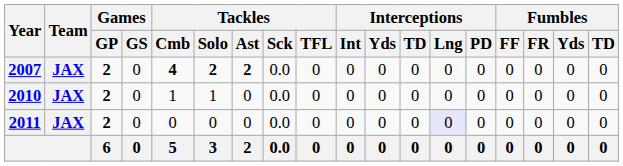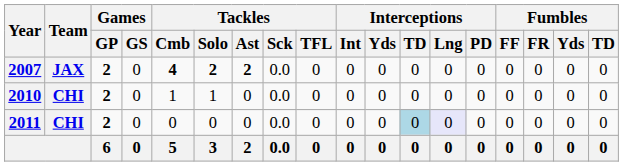(68, 95) JAX -> (68, 95) CHI
(68, 122) JAX -> (68, 122) CHI
(415, 122) no background -> (415, 122) lightblue background
